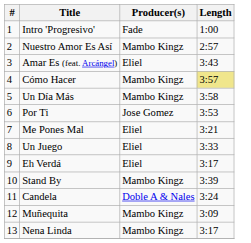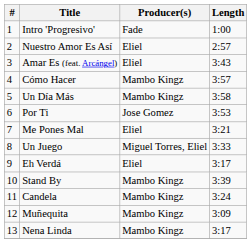(153, 46) Mambo Kingz -> (132, 46) Eliel
(209, 79) khaki background -> (221, 79) no background
(132, 146) Eliel -> (165, 146) Miguel Torres, Eliel
(158, 197) Doble A & Nales -> (153, 197) Mambo Kingz
